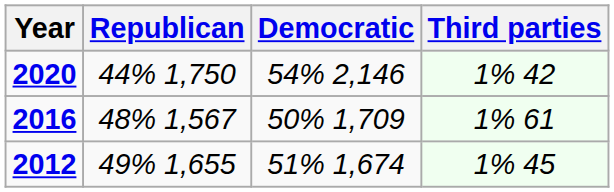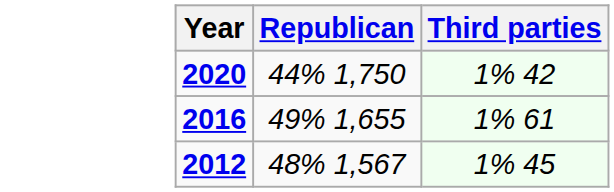- column: (336, 28)
(167, 119) 48% 1,567 -> (337, 119) 49% 1,655
(167, 165) 49% 1,655 -> (337, 165) 48% 1,567
